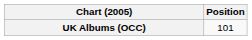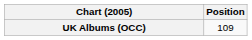(226, 27) 101 -> (226, 27) 109
